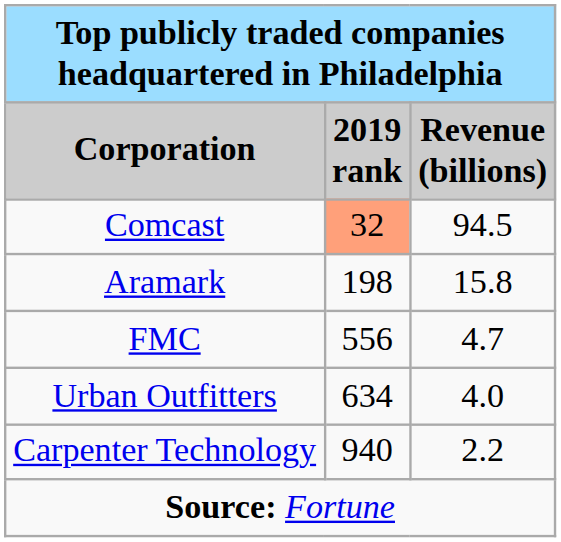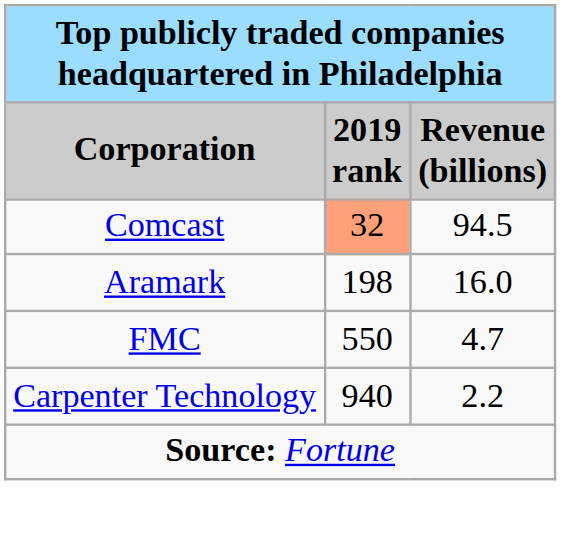(483, 282) 15.8 -> (483, 282) 16.0
(367, 338) 556 -> (367, 338) 550
- row: (165, 395)
